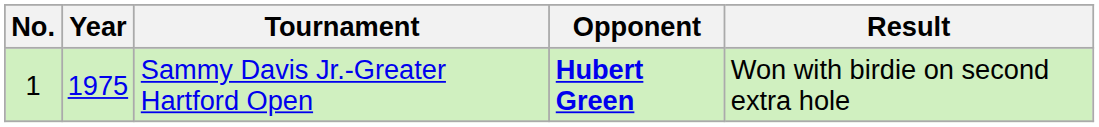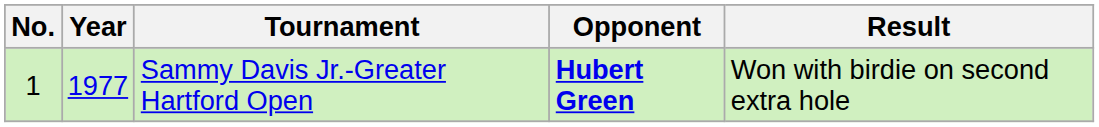(98, 85) 1975 -> (98, 85) 1977
